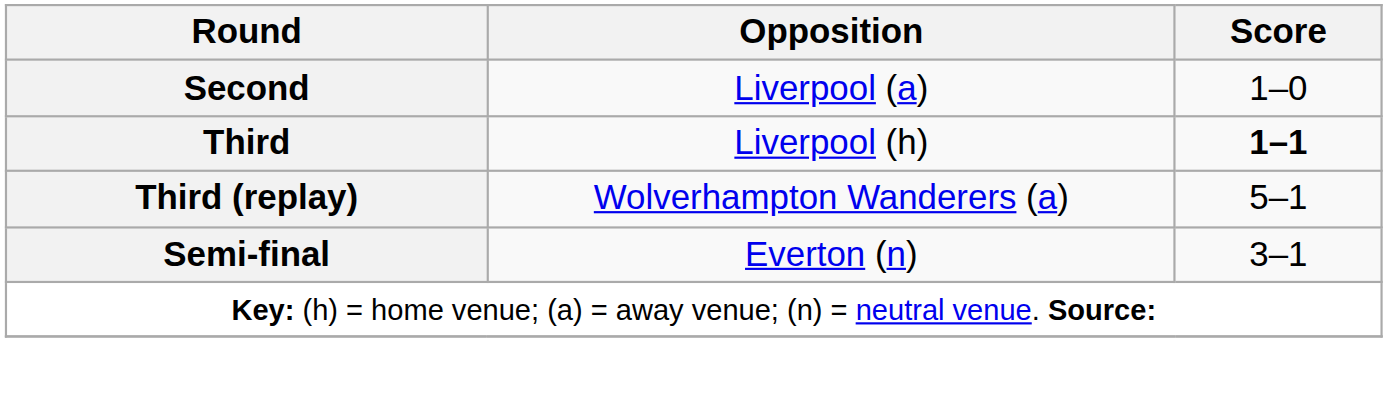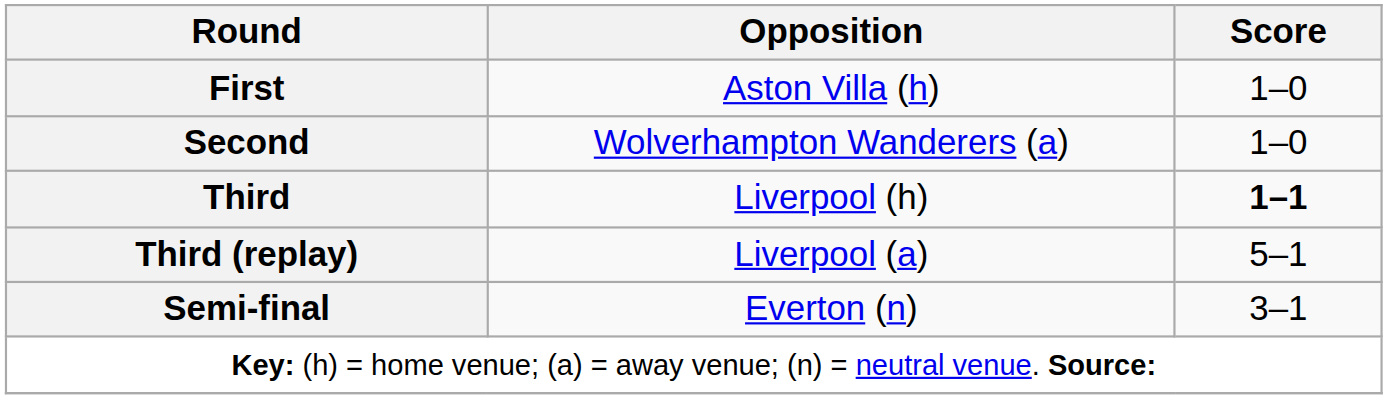+ row: (247, 87)
(831, 87) Liverpool (a) -> (831, 142) Wolverhampton Wanderers (a)
(831, 198) Wolverhampton Wanderers (a) -> (831, 253) Liverpool (a)
